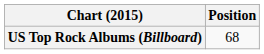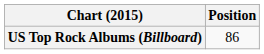(232, 37) 68 -> (232, 37) 86
